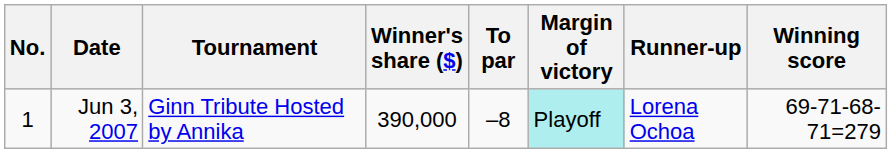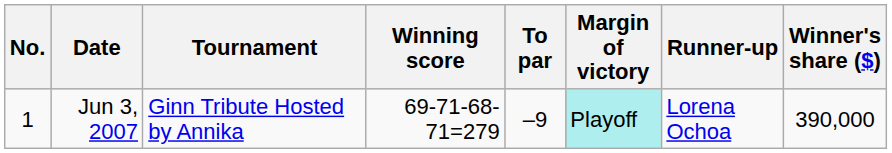columns swapped: (817, 47) <-> (417, 47)
(498, 119) –8 -> (535, 119) –9
